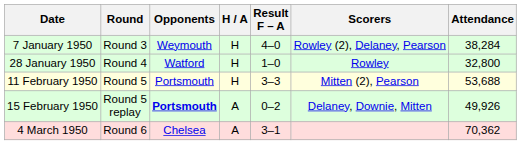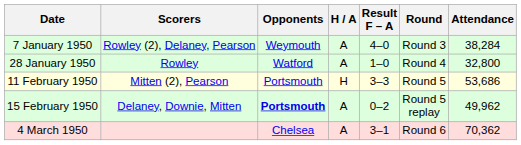columns swapped: (125, 20) <-> (370, 20)
(235, 44) H -> (344, 44) A
(235, 63) H -> (344, 63) A
(483, 81) 53,688 -> (483, 81) 53,686
(483, 106) 49,926 -> (483, 106) 49,962
